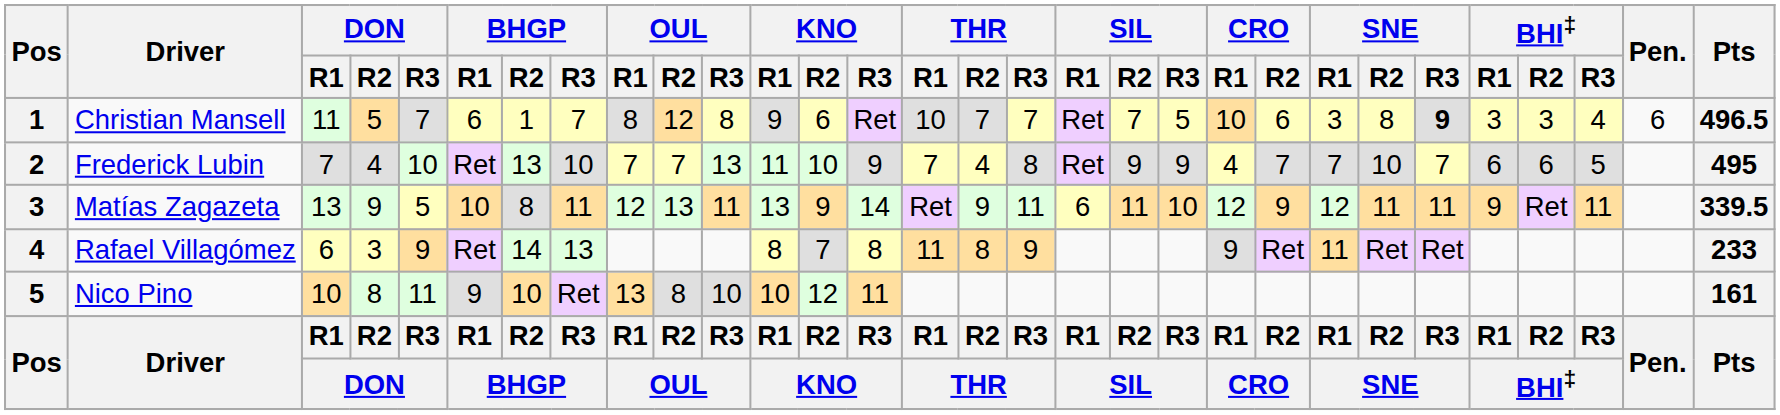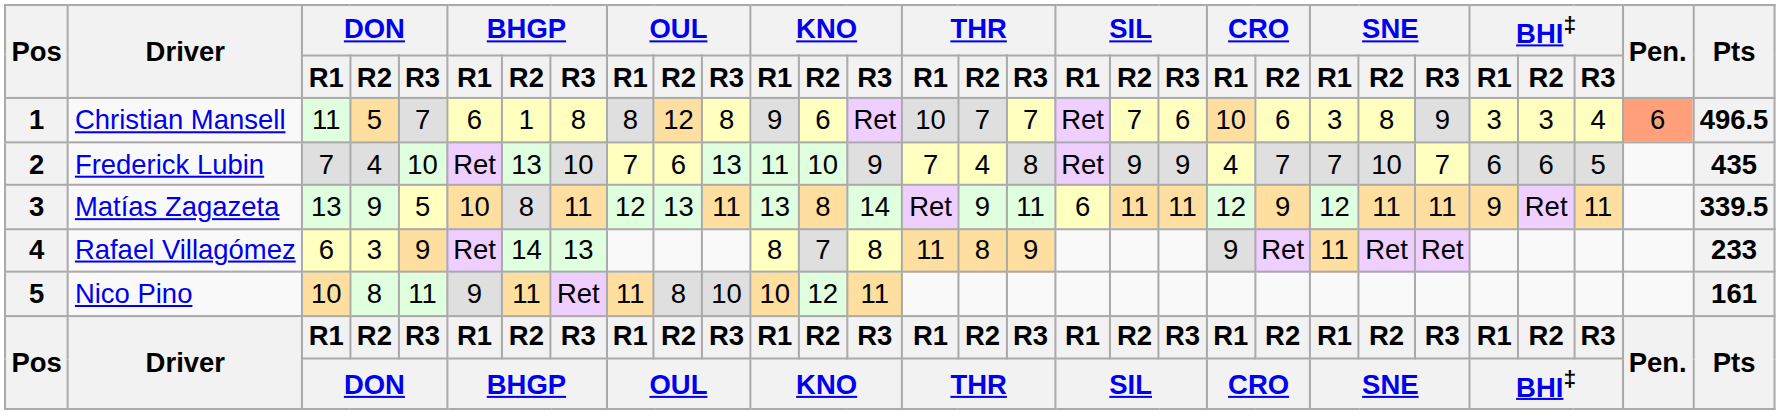(578, 120) 7 -> (578, 120) 8
(1183, 120) 5 -> (1183, 120) 6
(1442, 120) bold -> (1442, 120) normal
(1658, 120) no background -> (1658, 120) lightsalmon background
(678, 163) 7 -> (678, 163) 6
(1734, 163) 495 -> (1734, 163) 435
(823, 207) 9 -> (823, 207) 8
(1183, 207) 10 -> (1183, 207) 11
(526, 293) 10 -> (526, 293) 11
(630, 293) 13 -> (630, 293) 11
